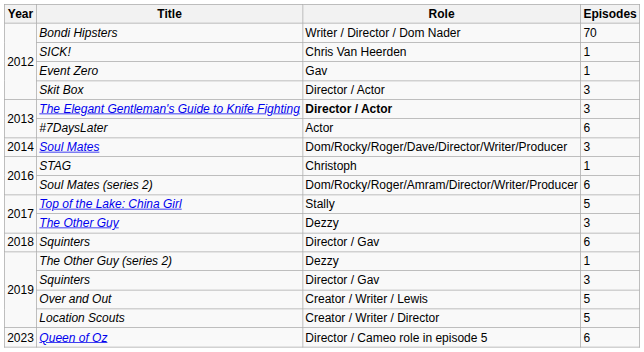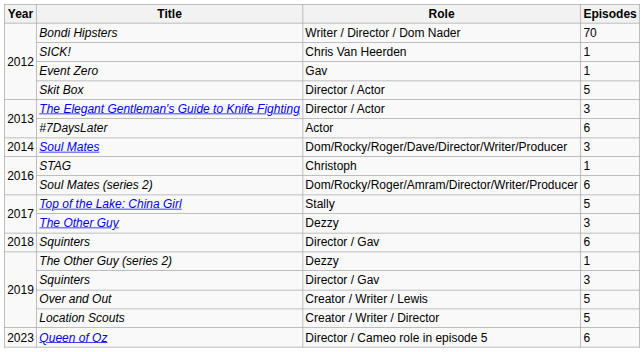(587, 90) 3 -> (587, 90) 5
(349, 109) bold -> (345, 109) normal
